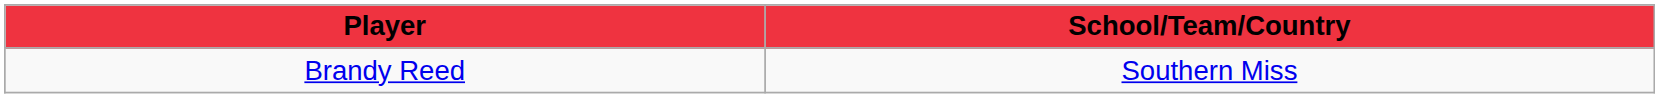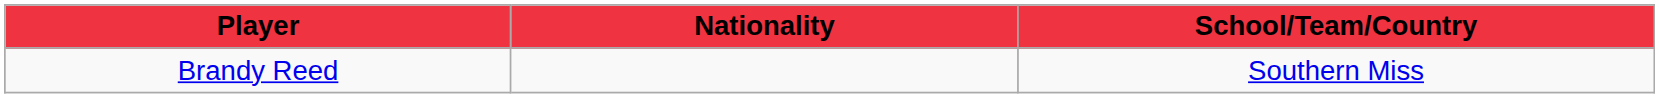+ column: (764, 26)
